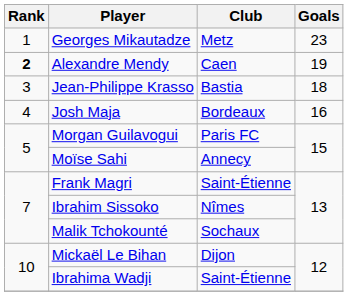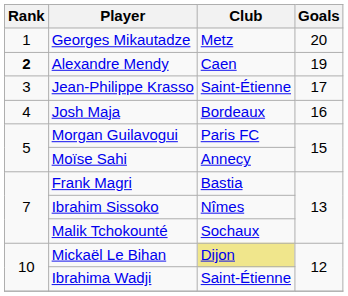(319, 40) 23 -> (319, 40) 20
(222, 87) Bastia -> (246, 87) Saint-Étienne
(319, 87) 18 -> (319, 87) 17
(246, 183) Saint-Étienne -> (222, 183) Bastia
(218, 254) no background -> (218, 254) khaki background
